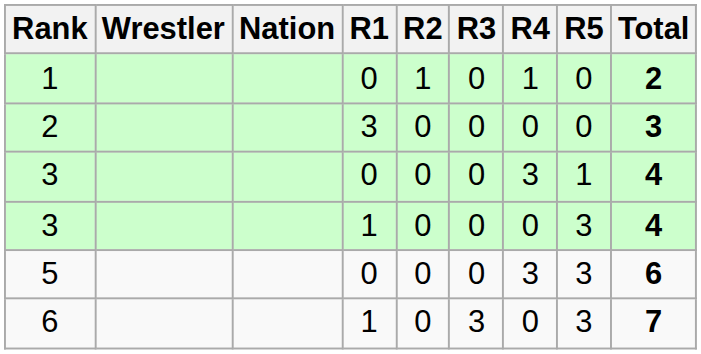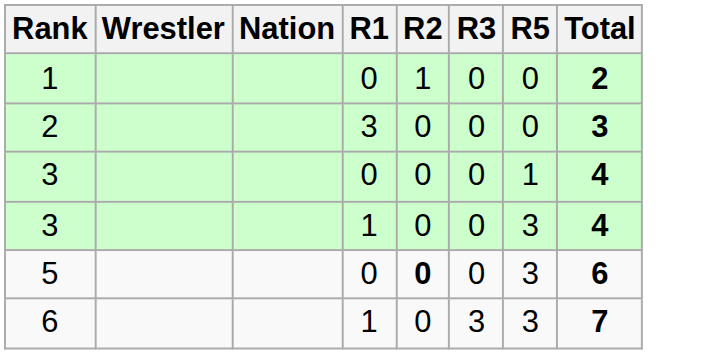- column: (530, 28)
(423, 273) normal -> (423, 273) bold
